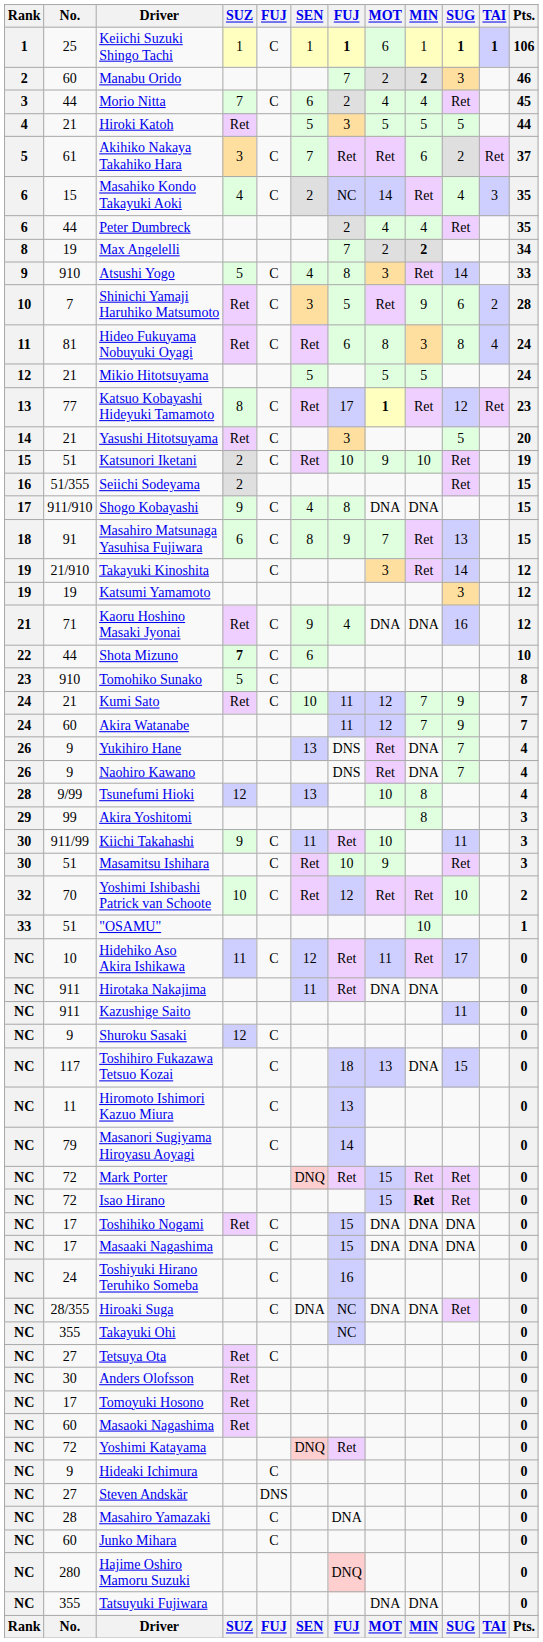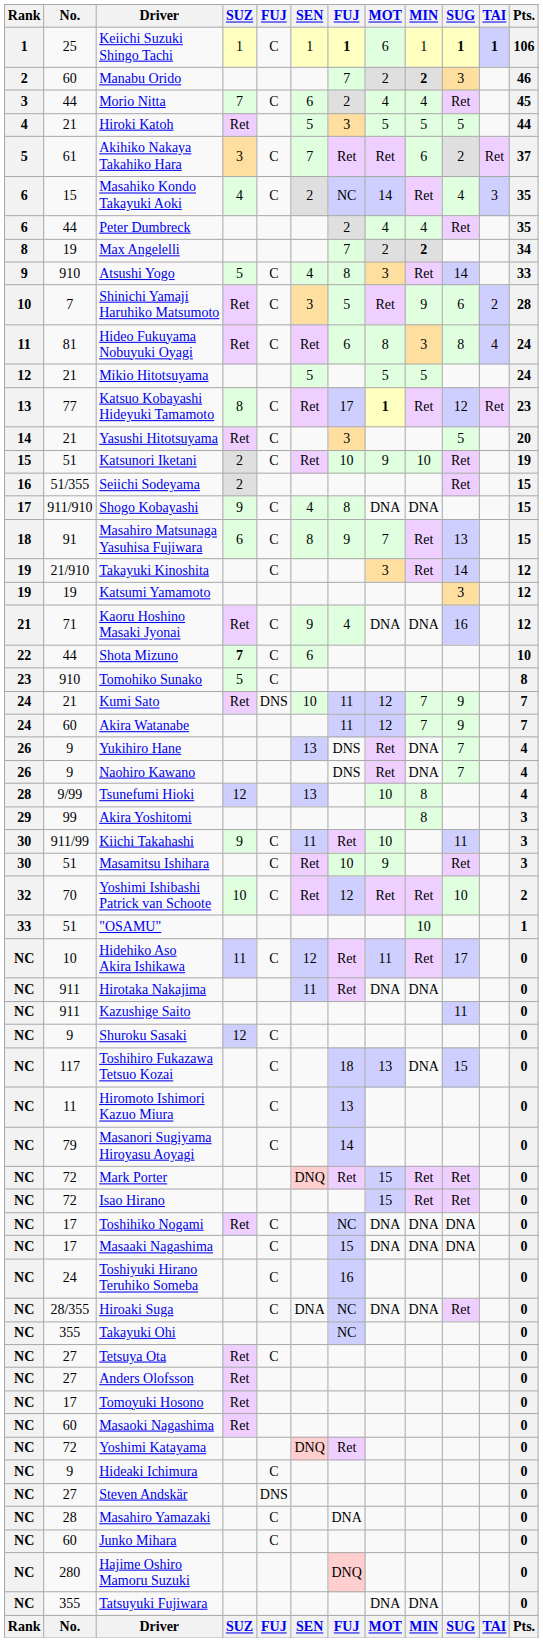(274, 702) C -> (274, 702) DNS
(424, 1200) bold -> (424, 1200) normal
(347, 1223) 15 -> (347, 1223) NC
(70, 1378) 30 -> (70, 1378) 27
